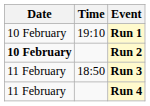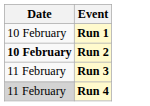- column: (91, 14)
(37, 91) no background -> (37, 91) lightgrey background
